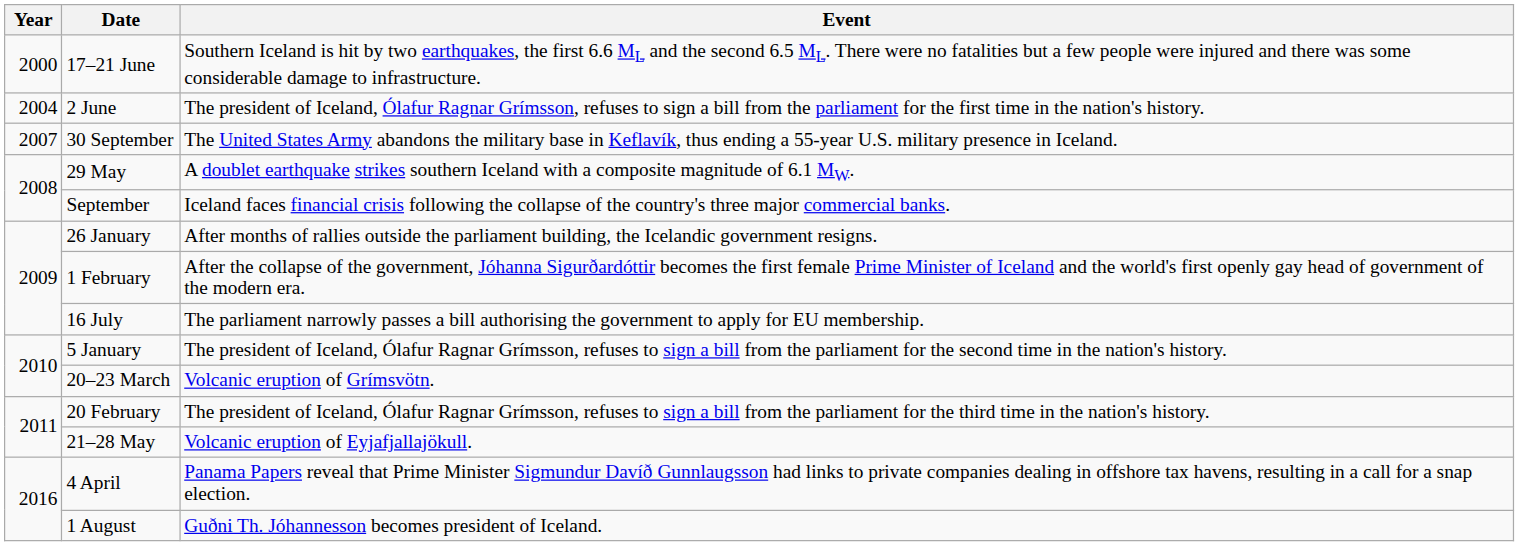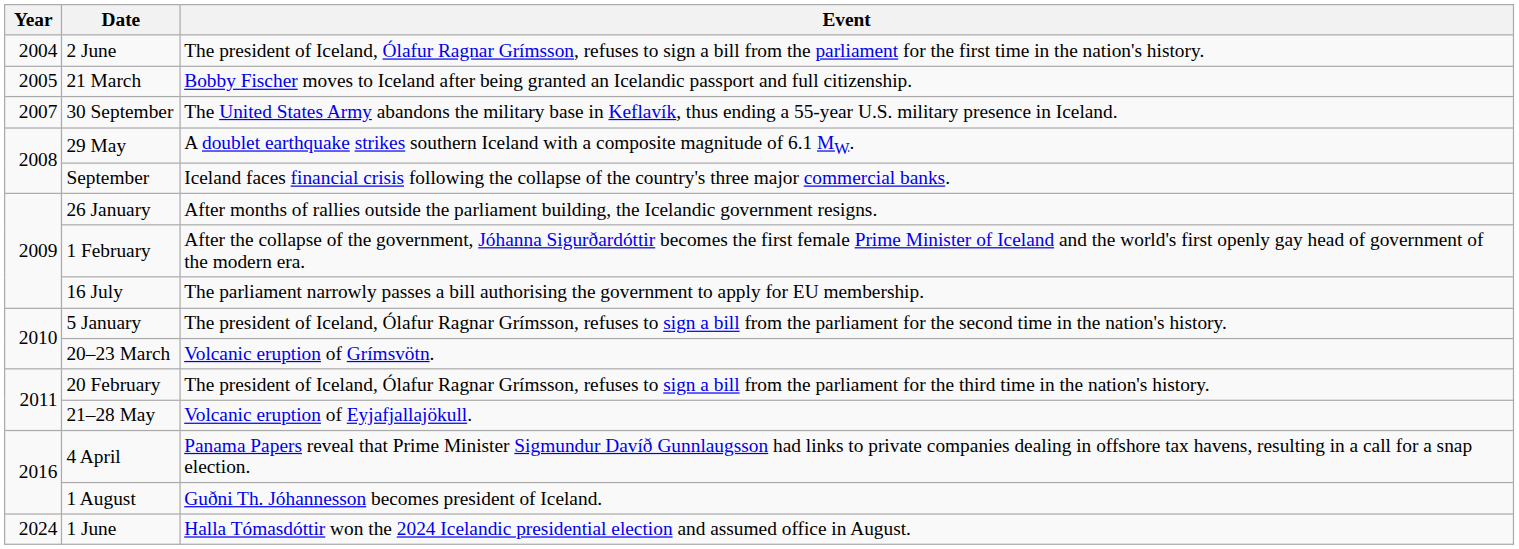- row: (111, 63)
+ row: (104, 81)
+ row: (91, 529)
